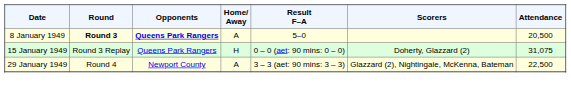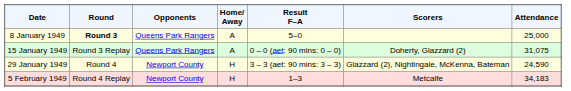(177, 36) bold -> (175, 36) normal
(541, 36) 20,500 -> (537, 36) 25,000
(236, 50) H -> (232, 50) A
(236, 64) A -> (232, 64) H
(541, 64) 22,500 -> (537, 64) 24,590
+ row: (37, 79)
